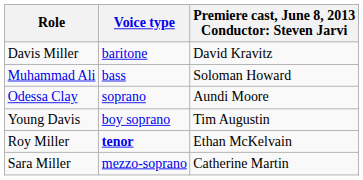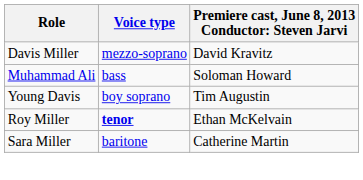(125, 53) baritone -> (144, 53) mezzo-soprano
- row: (43, 97)
(144, 163) mezzo-soprano -> (125, 141) baritone
